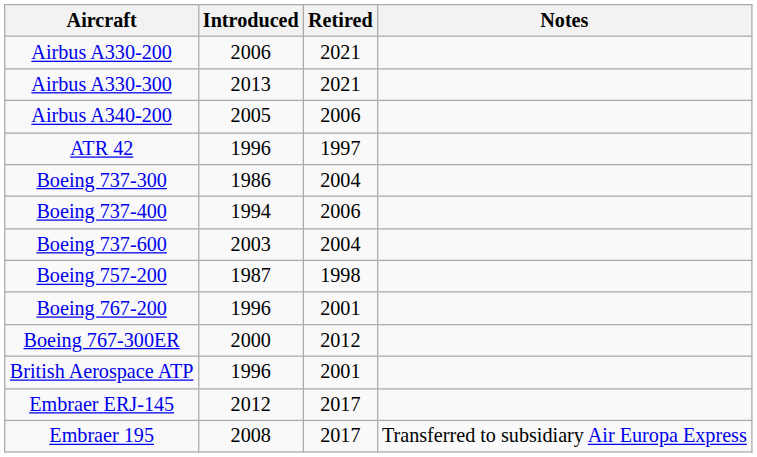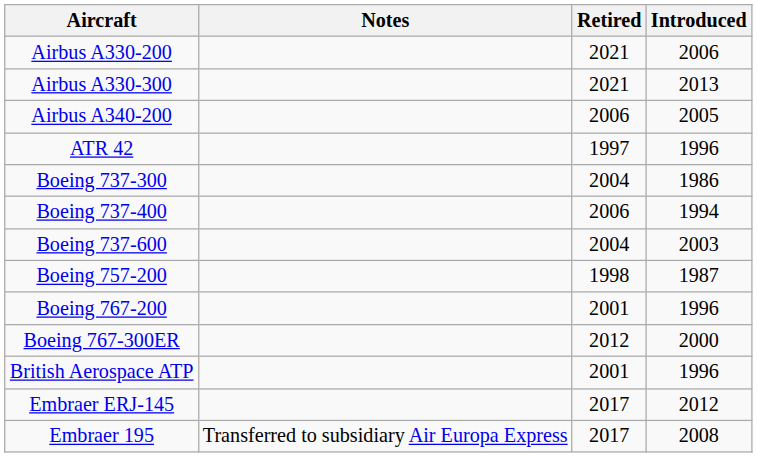columns swapped: (251, 20) <-> (564, 20)
